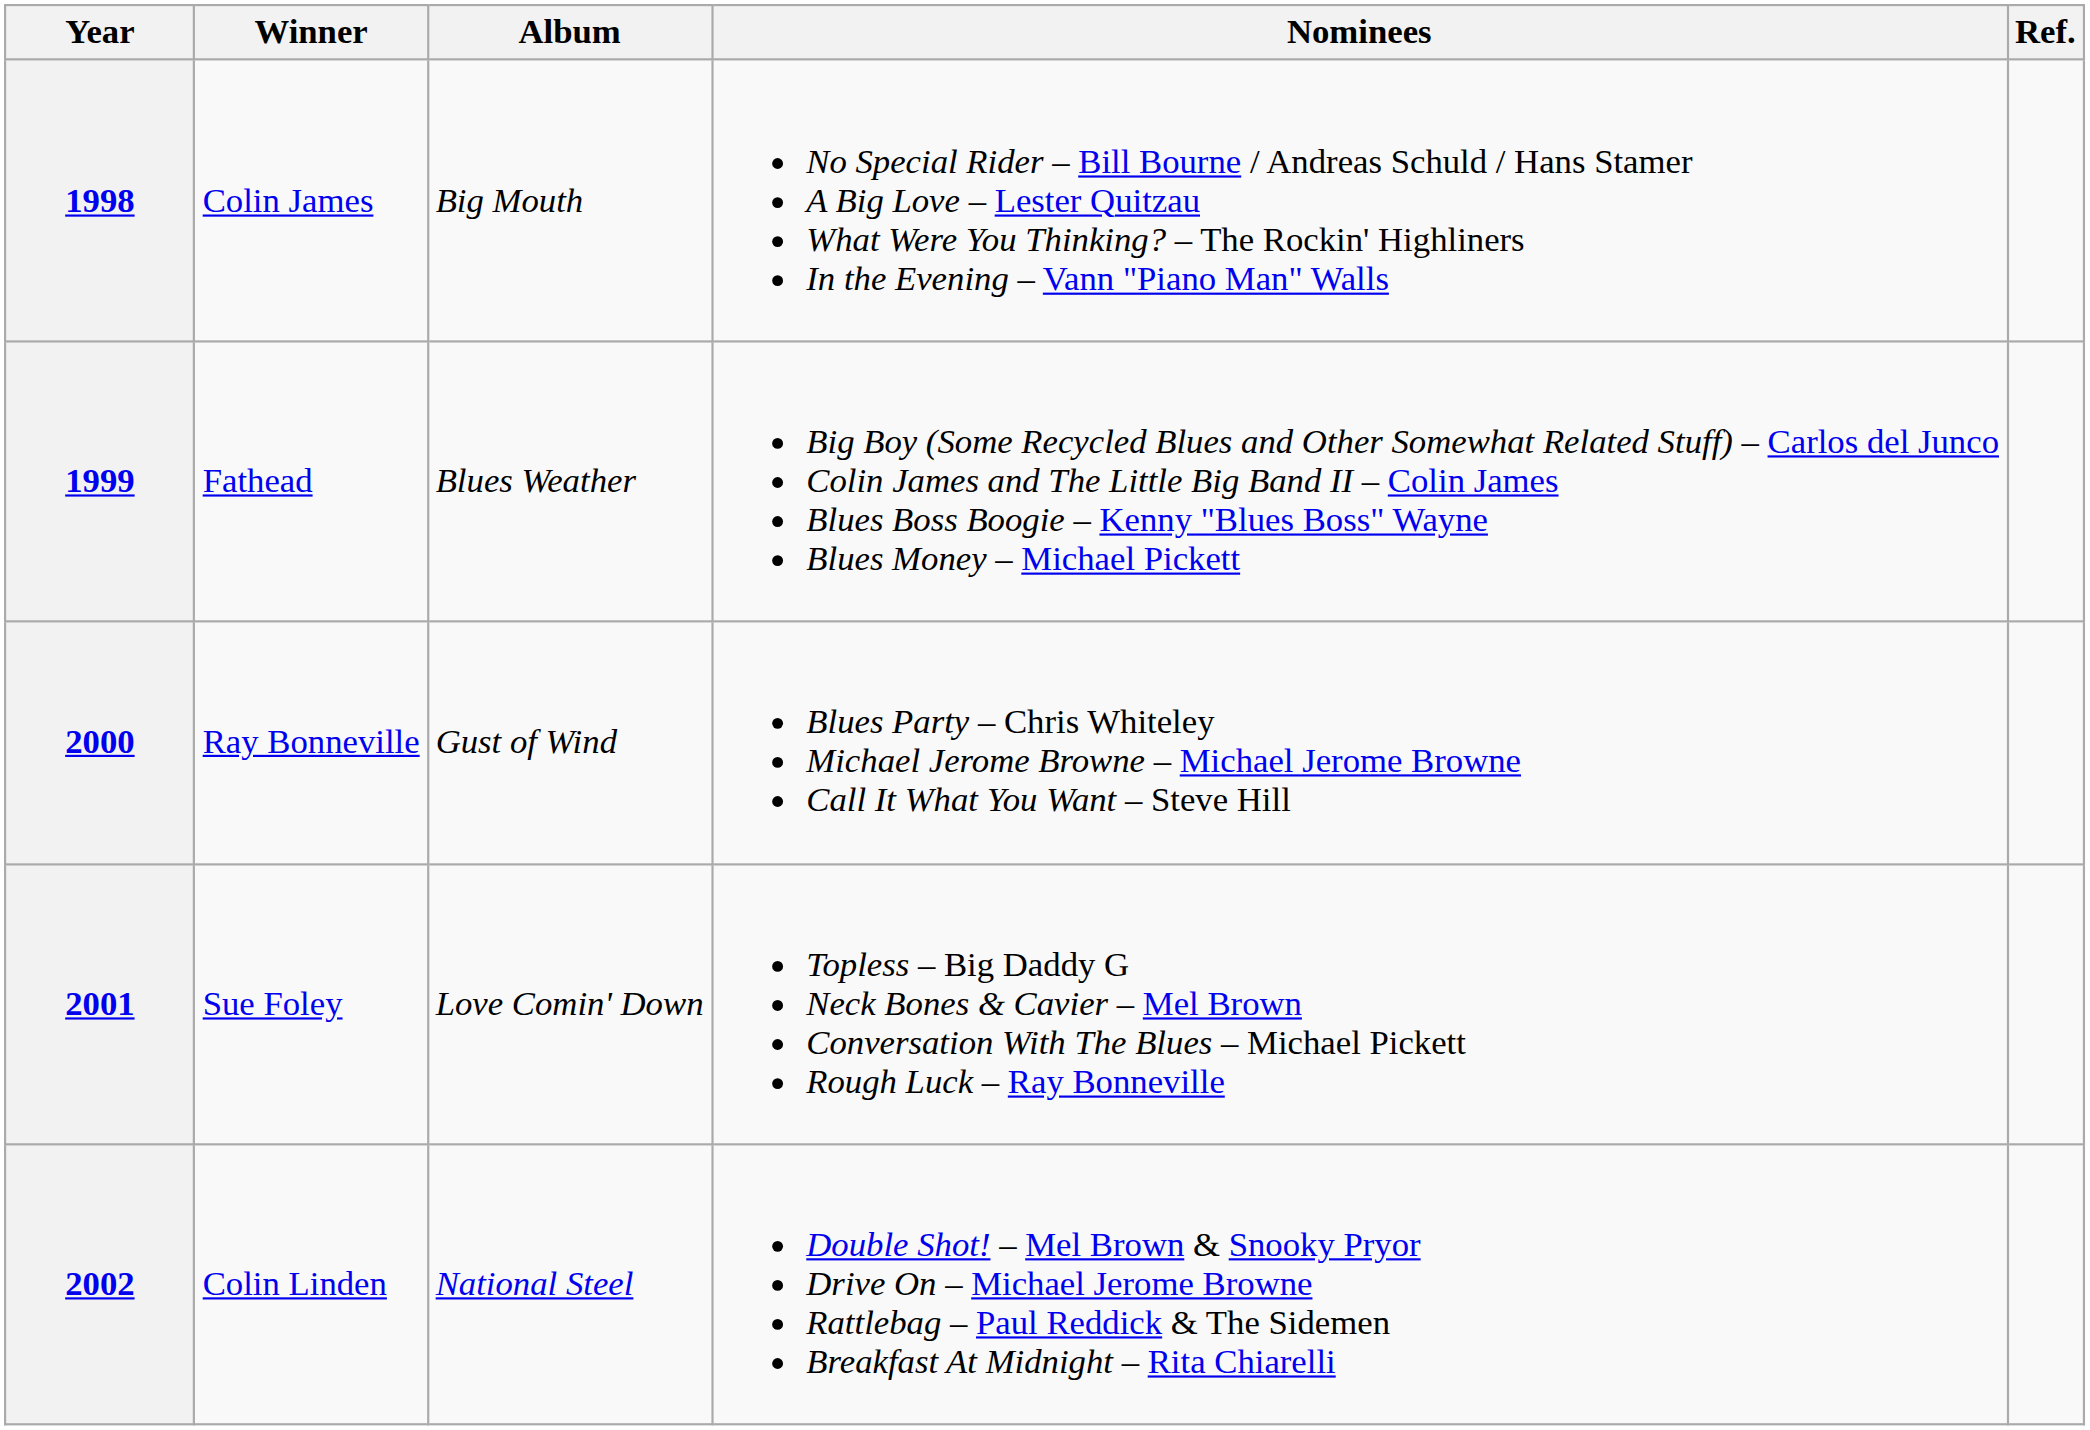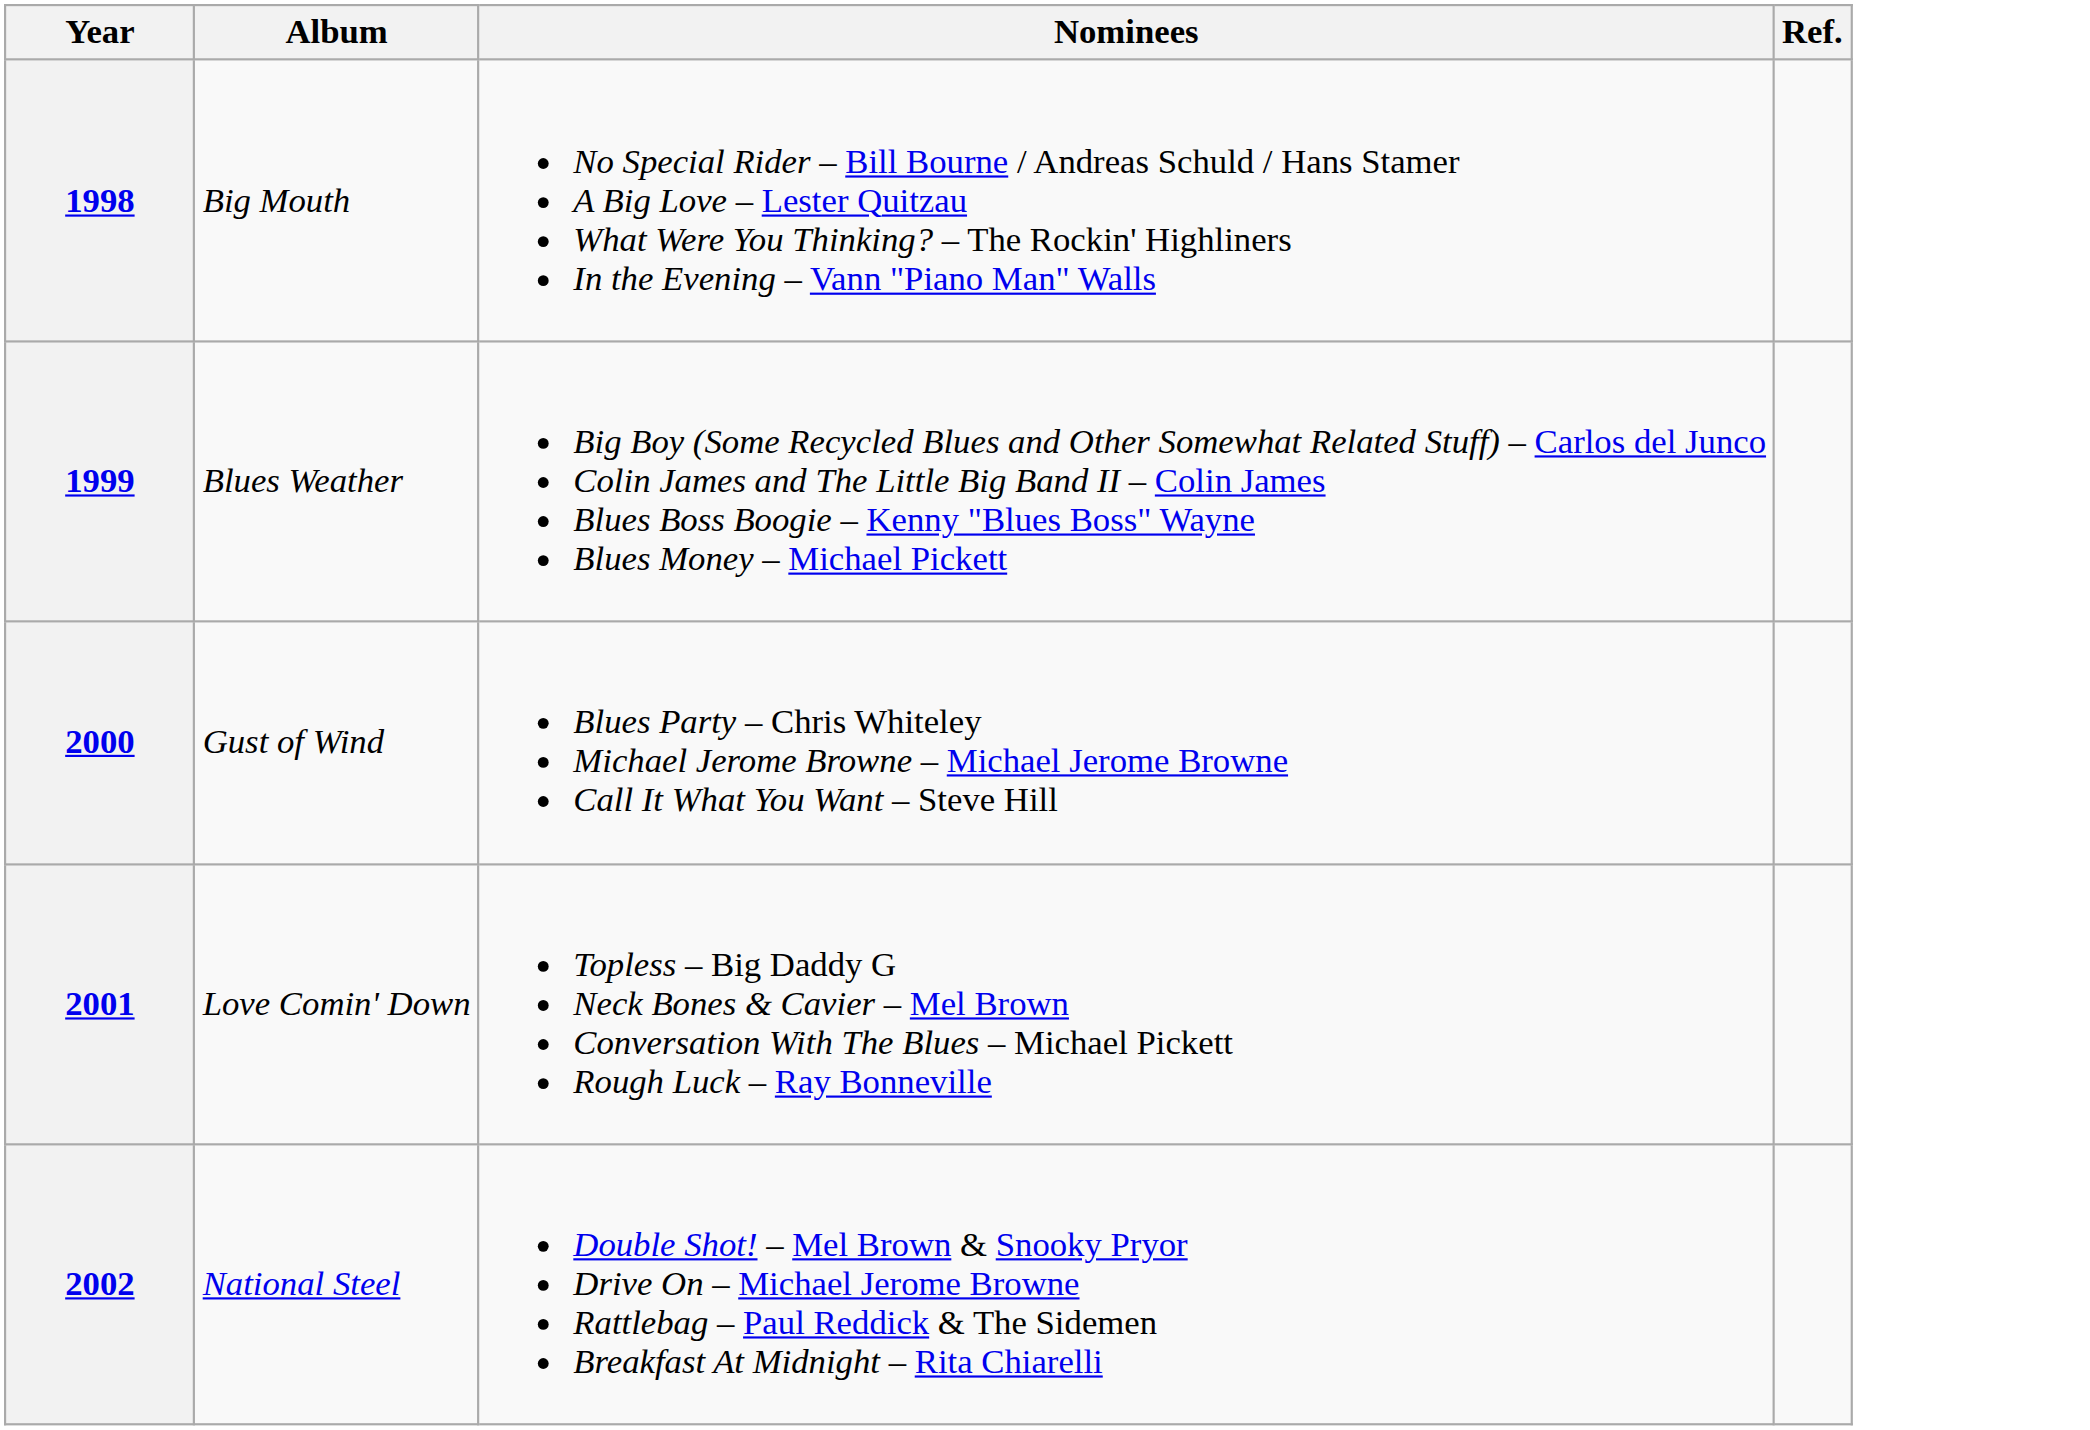- column: (311, 32)
